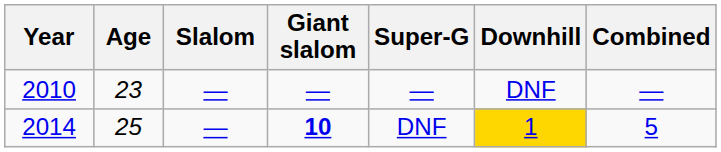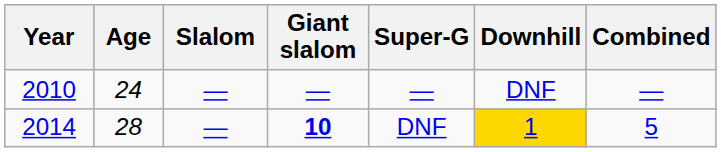(128, 89) 23 -> (128, 89) 24
(128, 127) 25 -> (128, 127) 28
